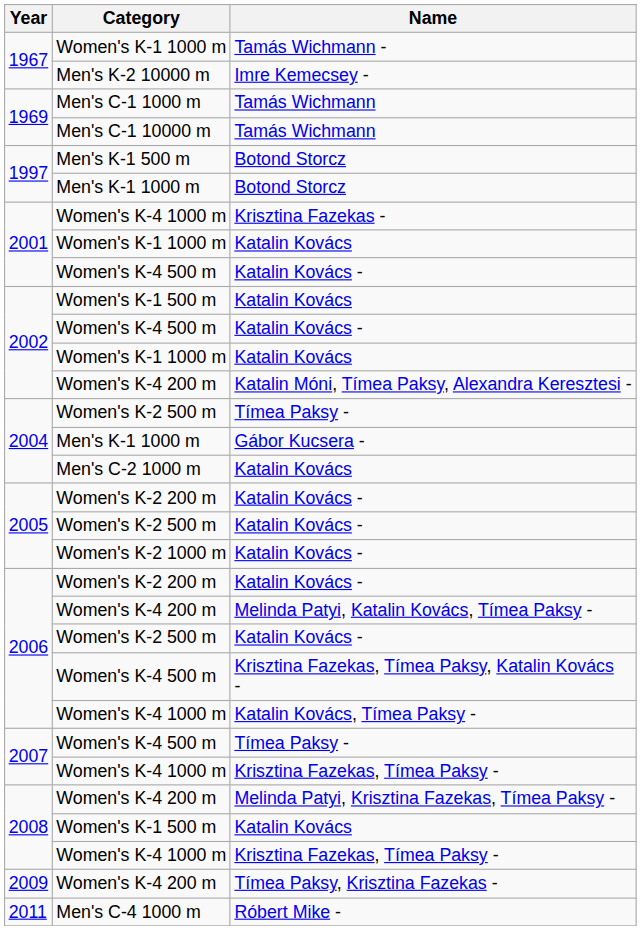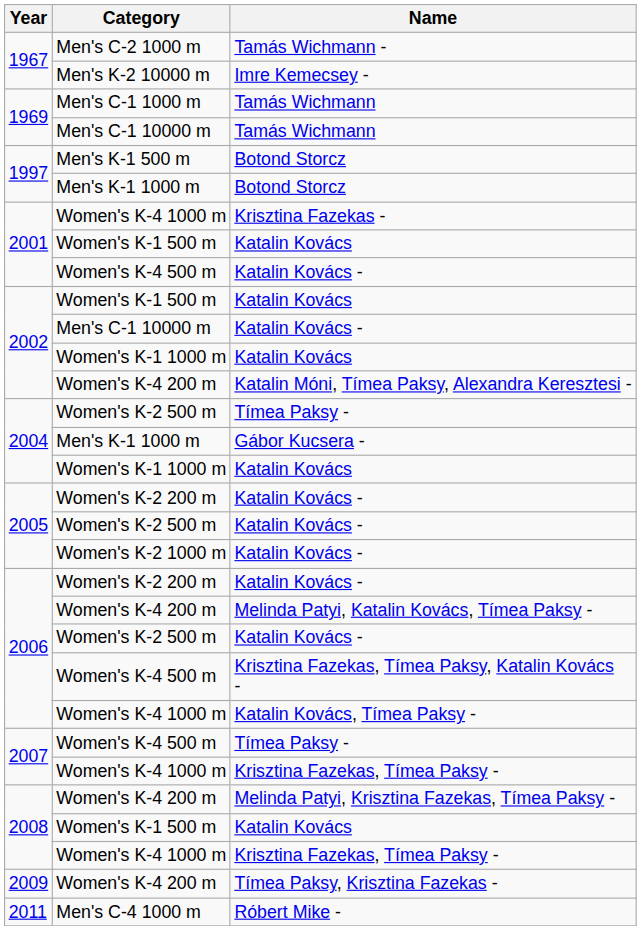(141, 46) Women's K-1 1000 m -> (129, 46) Men's C-2 1000 m
(141, 243) Women's K-1 1000 m -> (136, 243) Women's K-1 500 m
(136, 328) Women's K-4 500 m -> (134, 328) Men's C-1 10000 m
(129, 469) Men's C-2 1000 m -> (141, 469) Women's K-1 1000 m
